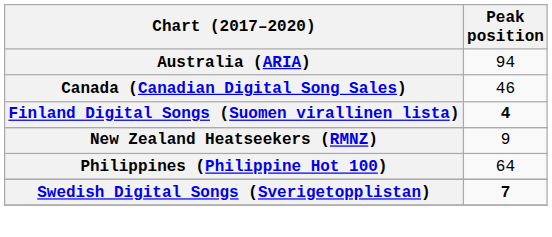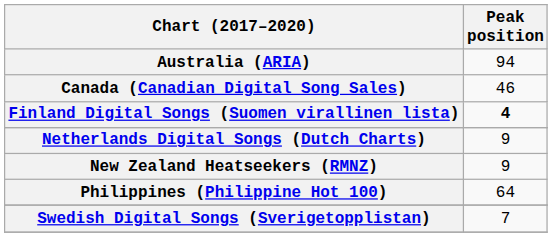+ row: (234, 140)
(505, 192) bold -> (505, 219) normal
